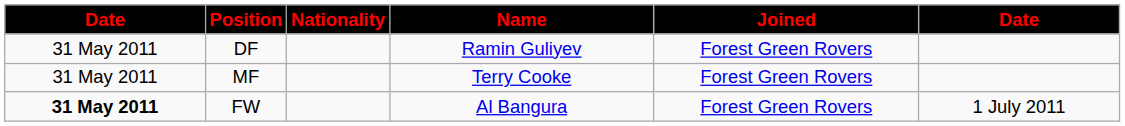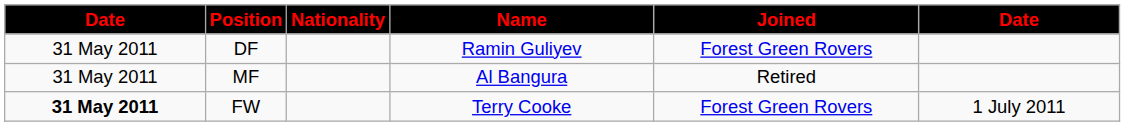(522, 78) Terry Cooke -> (522, 78) Al Bangura
(786, 78) Forest Green Rovers -> (786, 78) Retired
(522, 107) Al Bangura -> (522, 107) Terry Cooke
